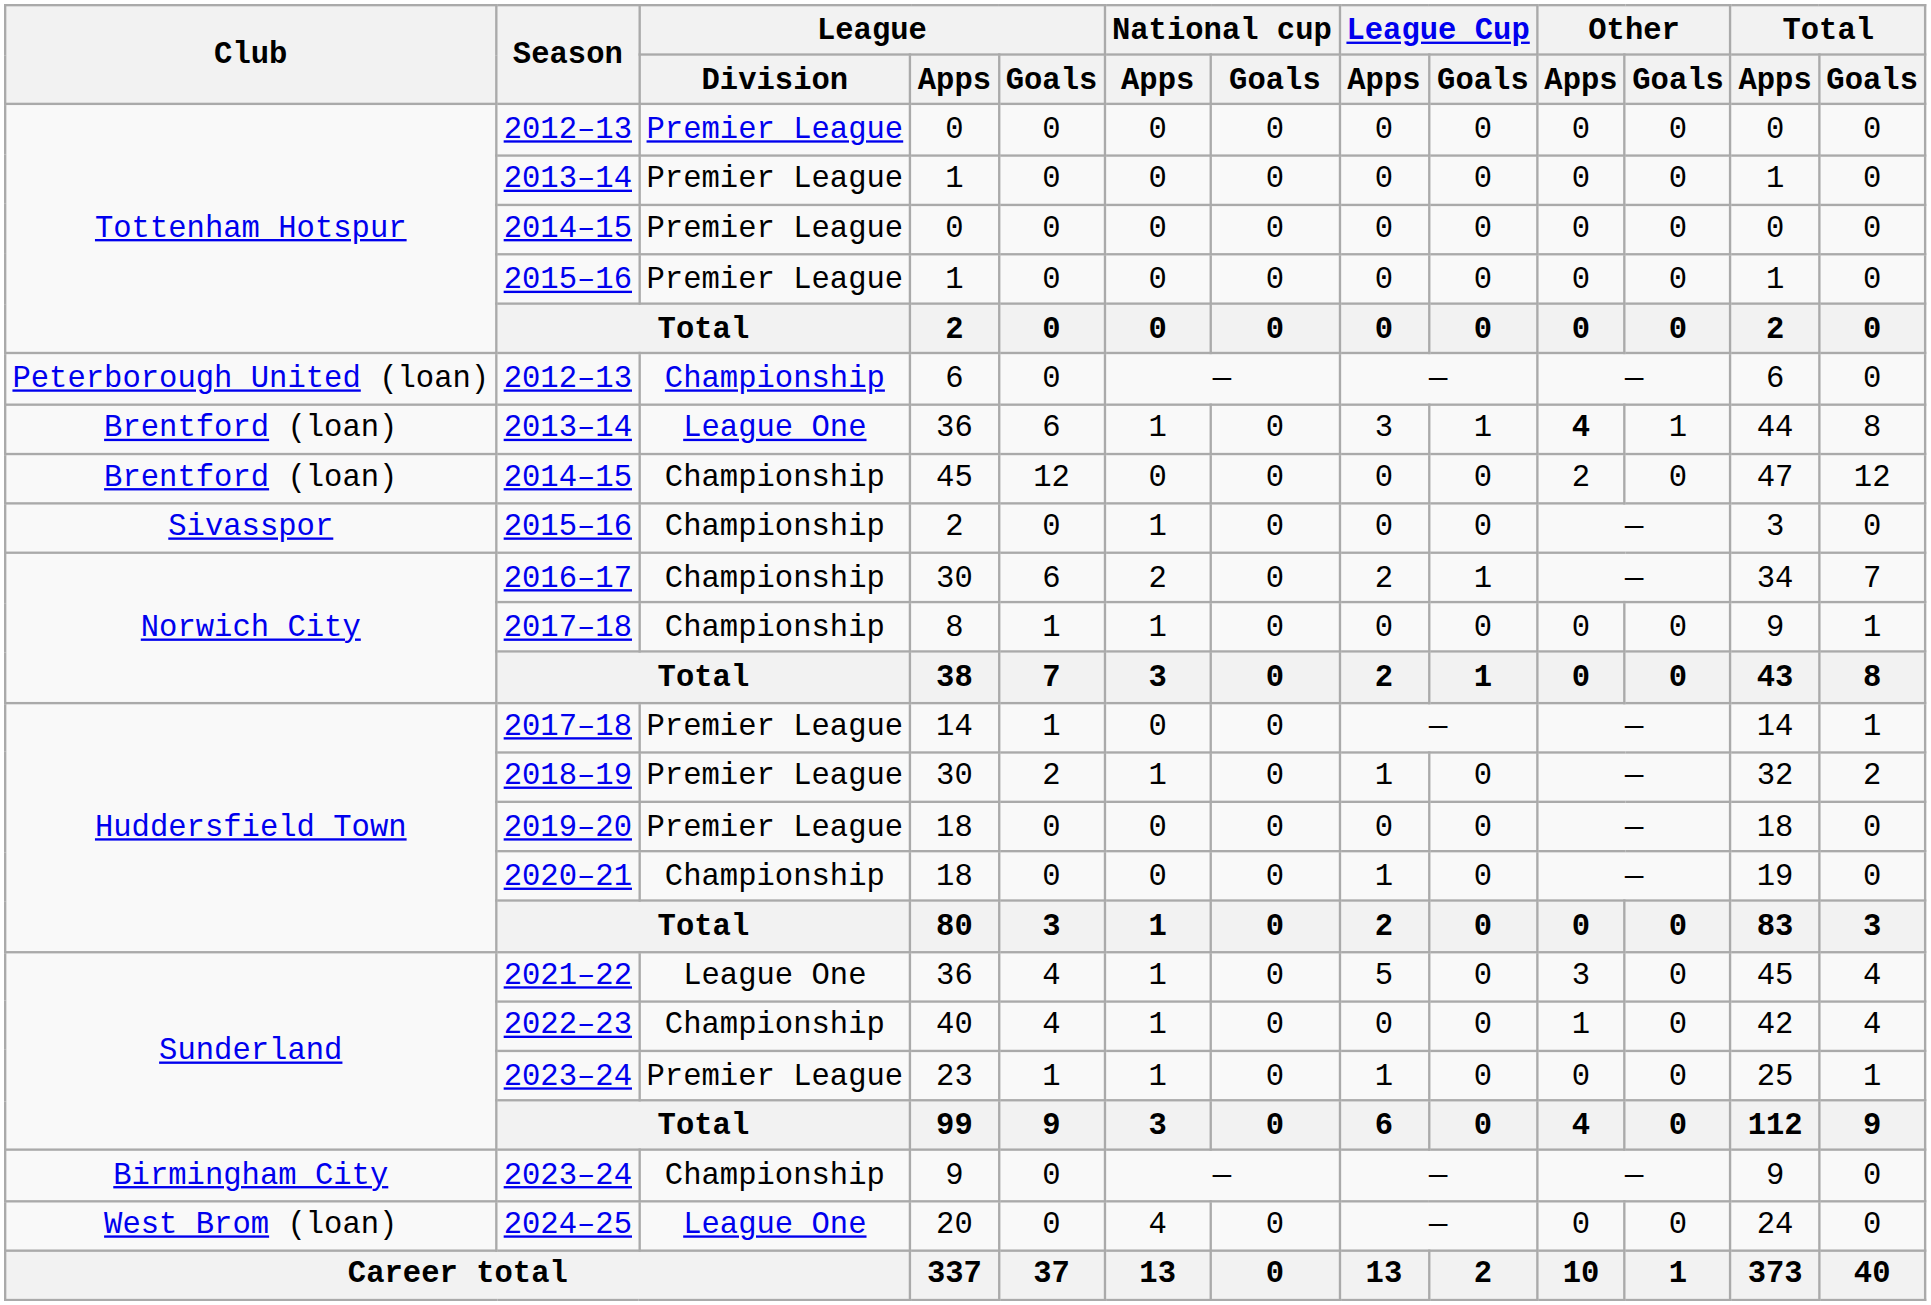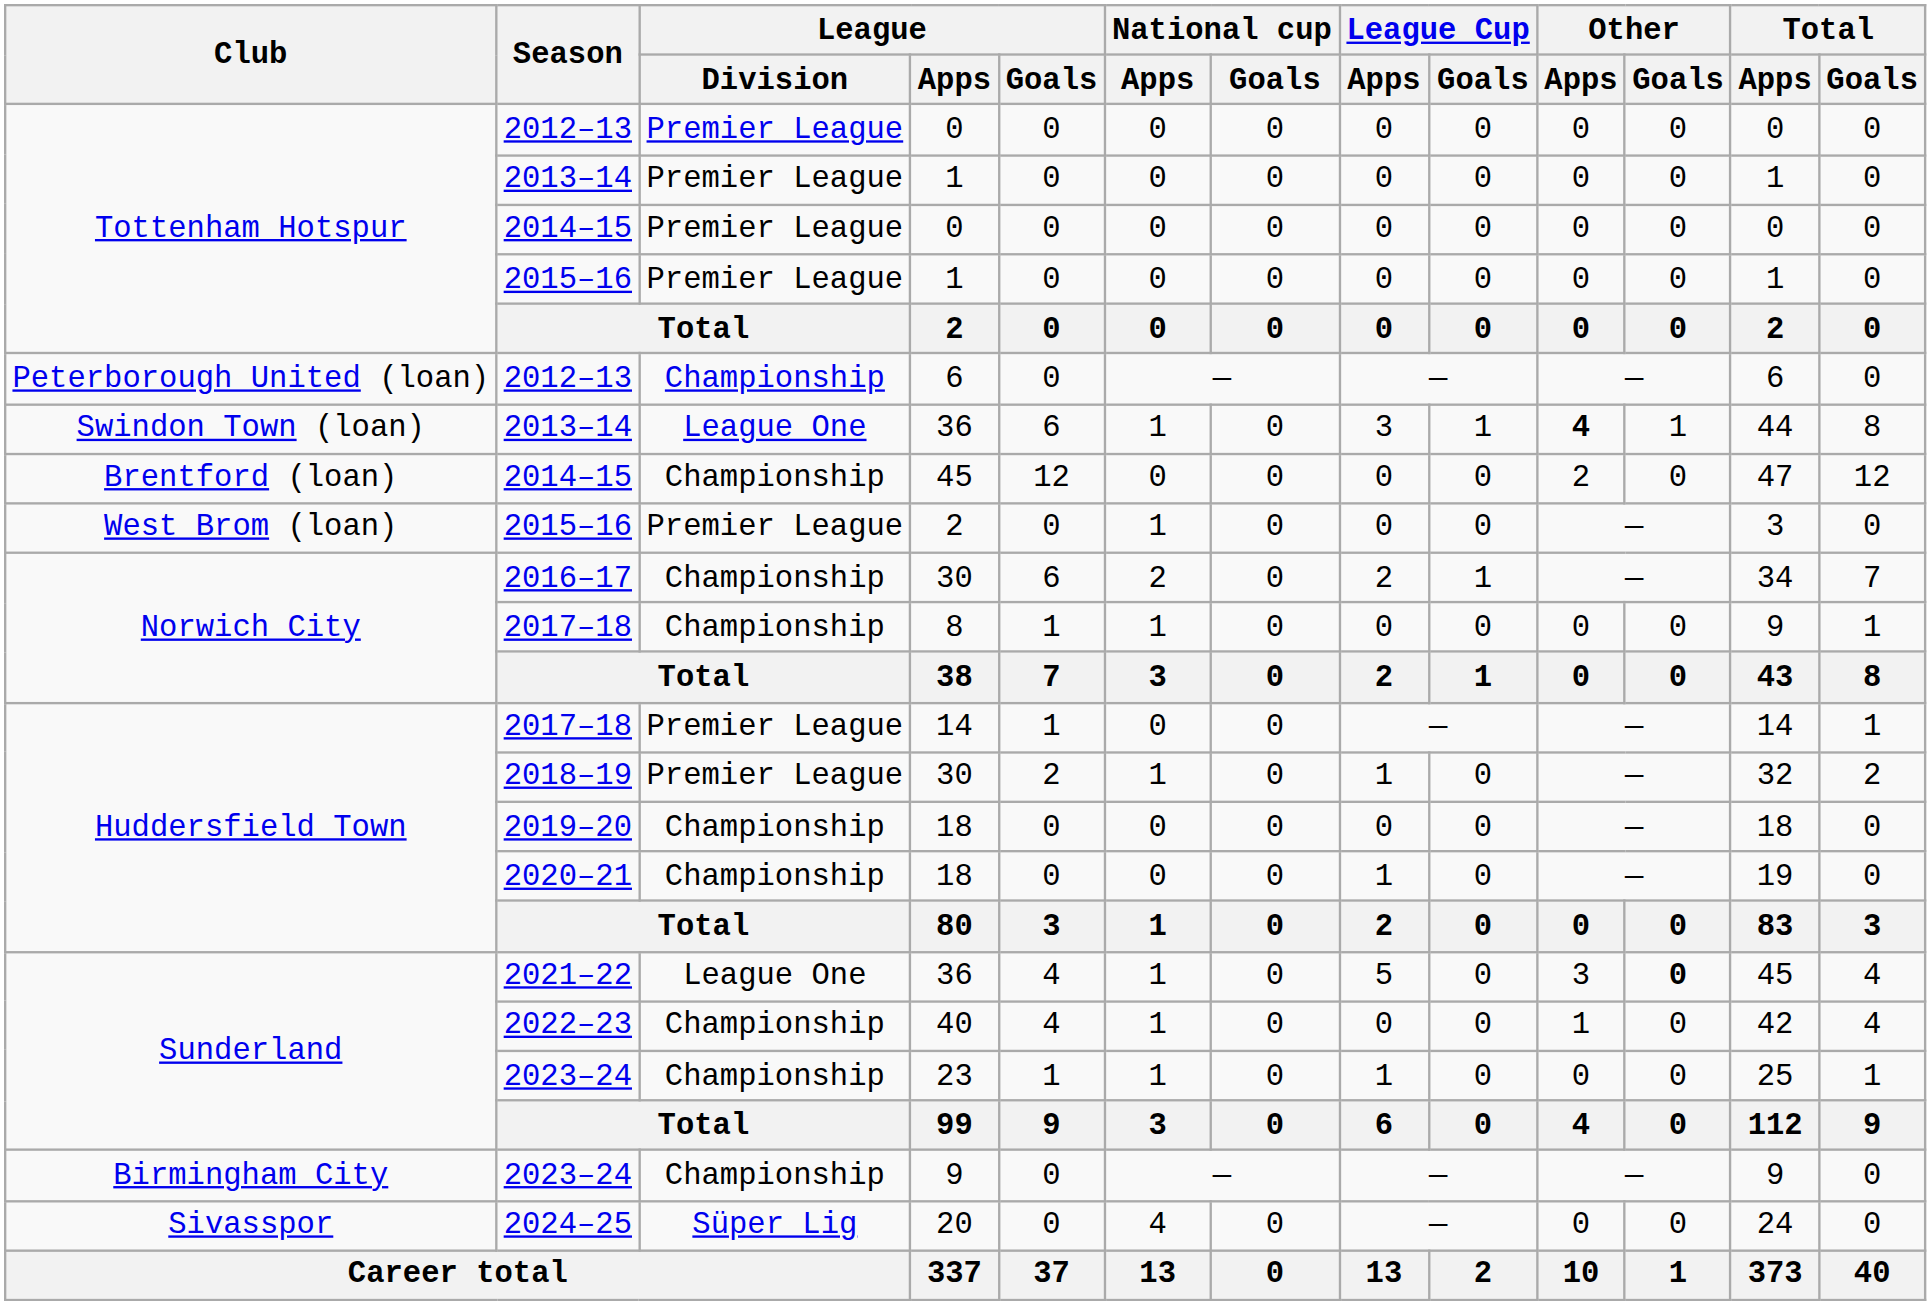(251, 428) Brentford (loan) -> (251, 428) Swindon Town (loan)
(251, 528) Sivasspor -> (251, 528) West Brom (loan)
(775, 528) Championship -> (775, 528) Premier League
(775, 827) Premier League -> (775, 827) Championship
(1678, 976) normal -> (1678, 976) bold
(775, 1076) Premier League -> (775, 1076) Championship
(251, 1225) West Brom (loan) -> (251, 1225) Sivasspor
(775, 1225) League One -> (775, 1225) Süper Lig
